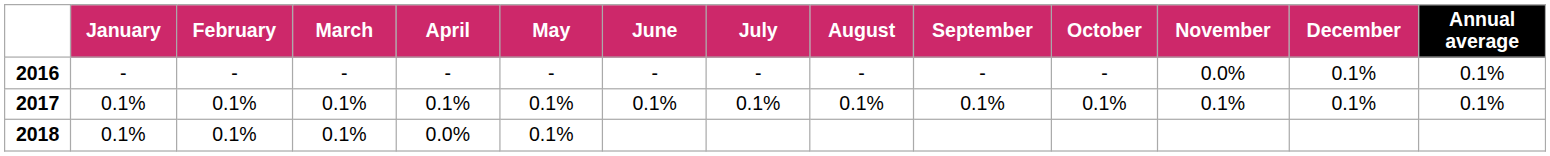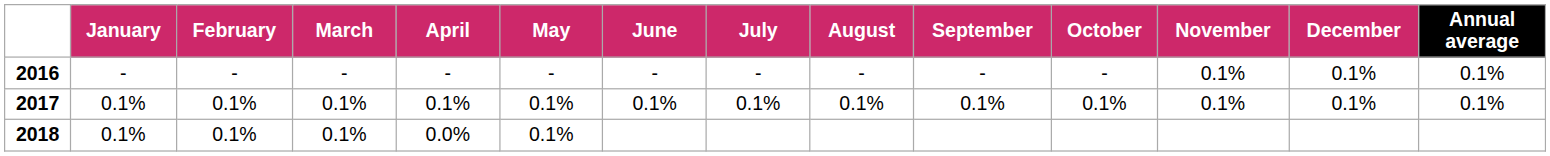(1223, 72) 0.0% -> (1223, 72) 0.1%
